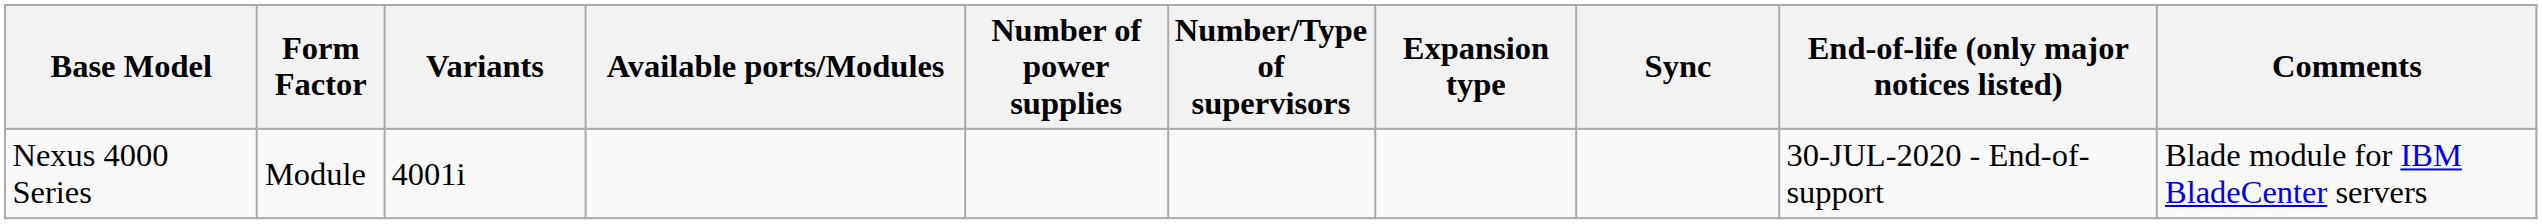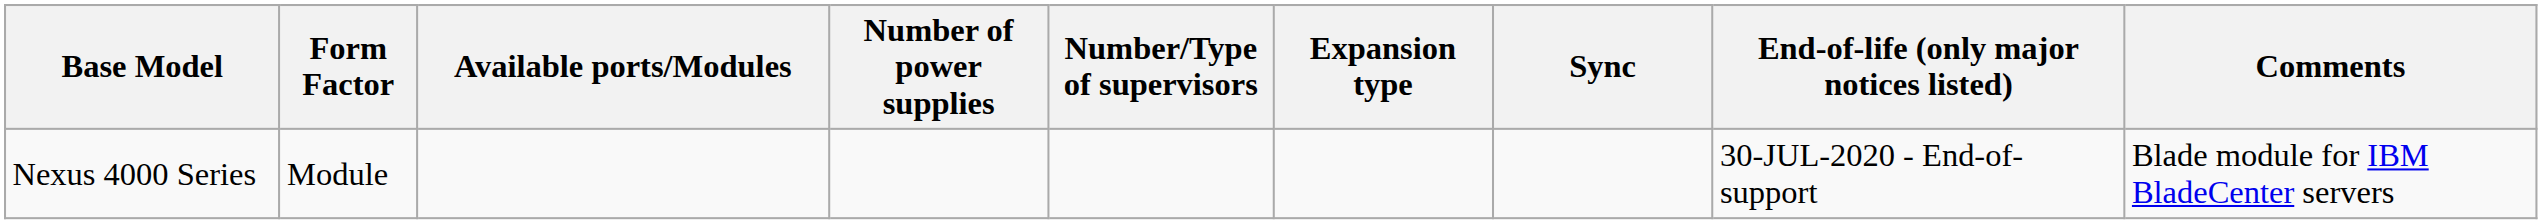- column: (485, 66)
